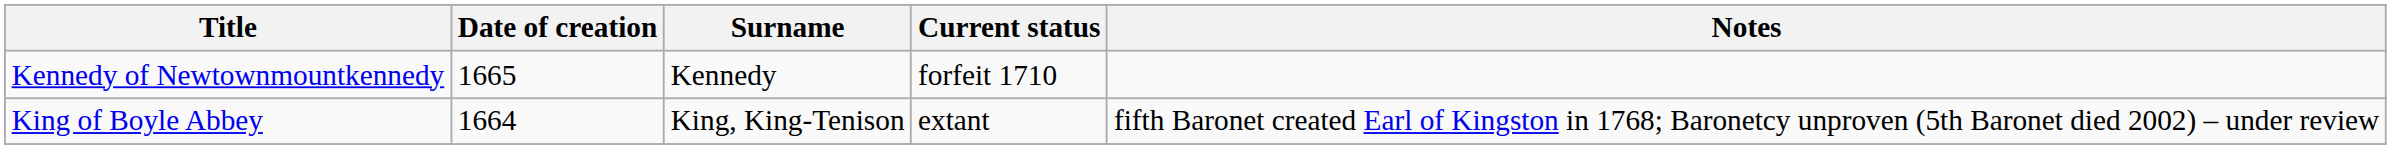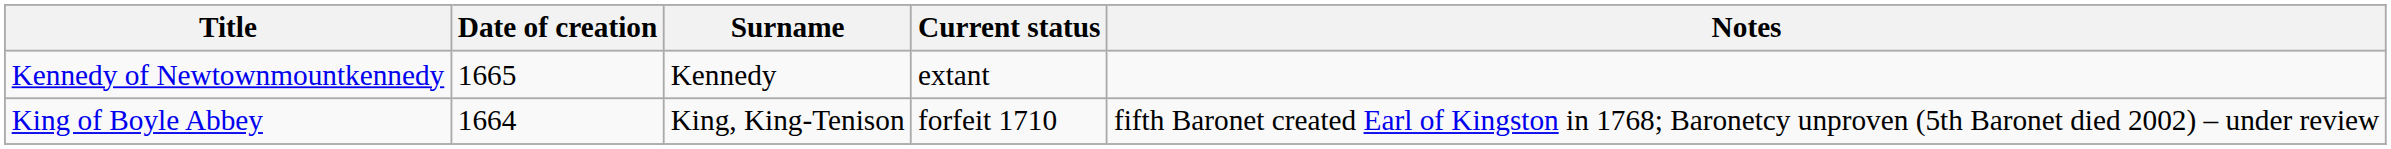(988, 74) forfeit 1710 -> (954, 74) extant
(954, 120) extant -> (988, 120) forfeit 1710
